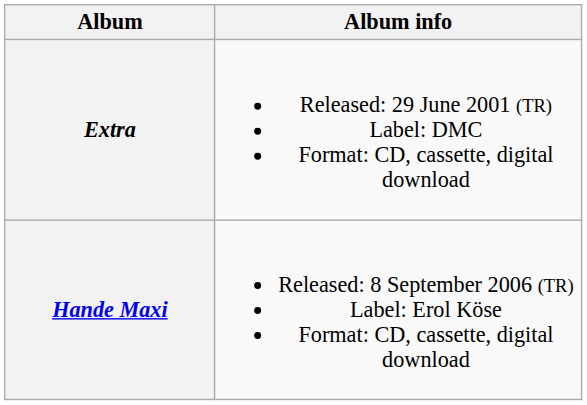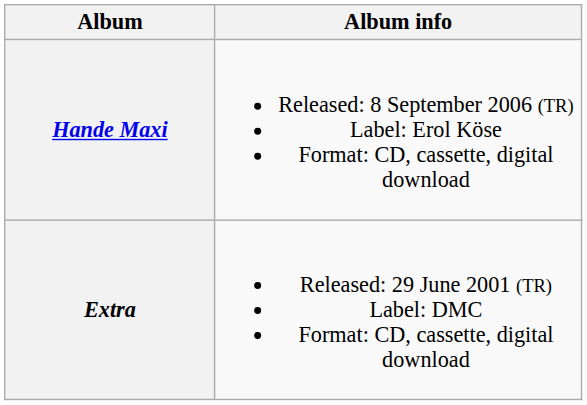rows swapped: (110, 129) <-> (110, 309)
